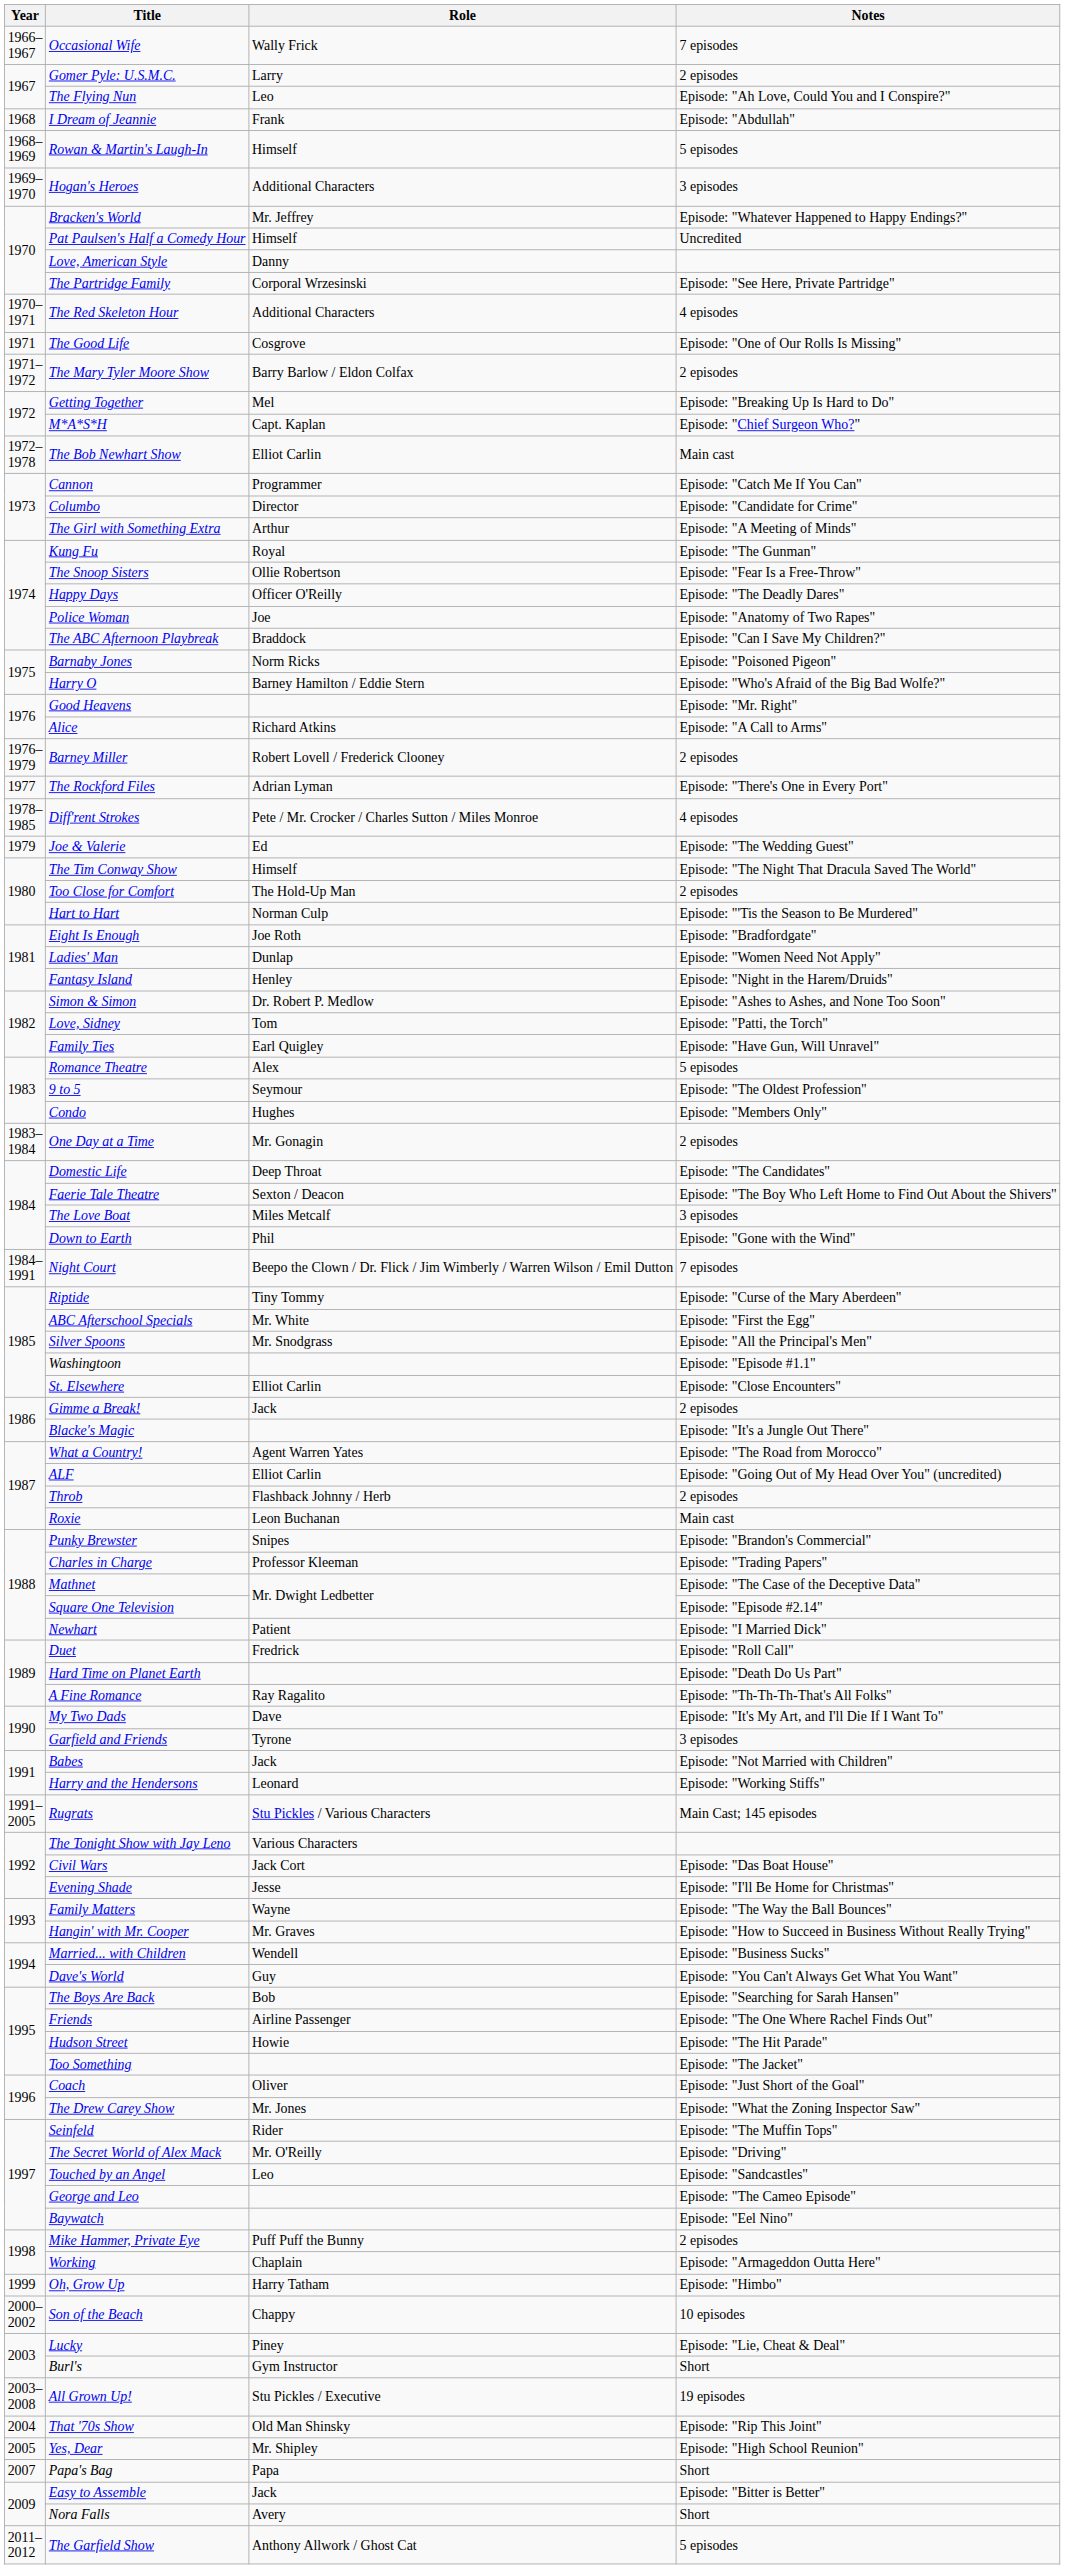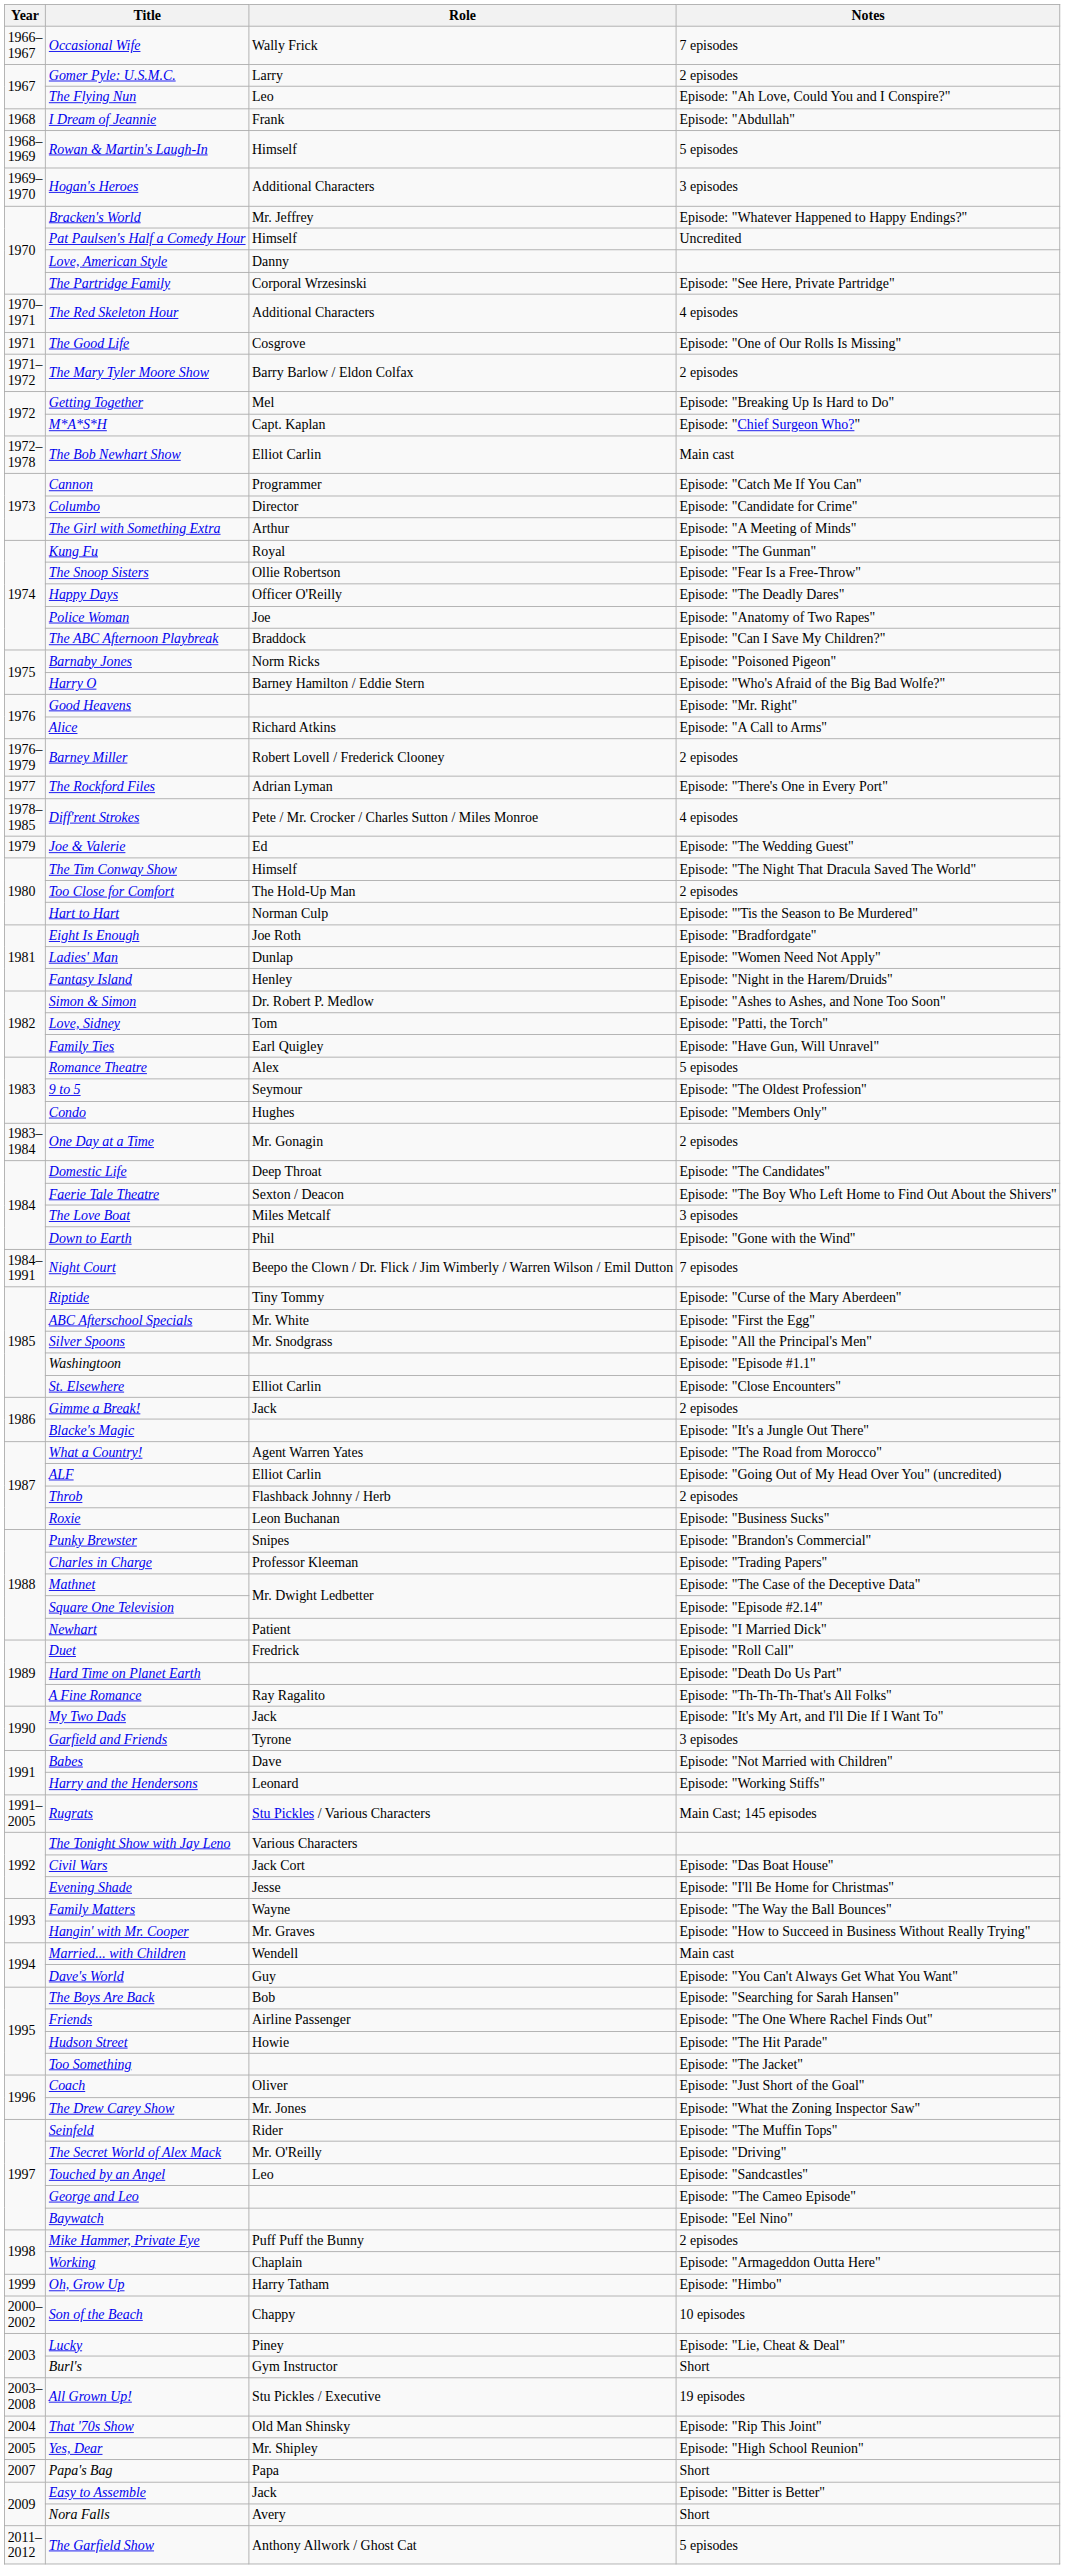(707, 1518) Main cast -> (754, 1518) Episode: "Business Sucks"
(267, 1717) Dave -> (264, 1717) Jack
(264, 1761) Jack -> (267, 1761) Dave
(754, 1953) Episode: "Business Sucks" -> (707, 1953) Main cast
